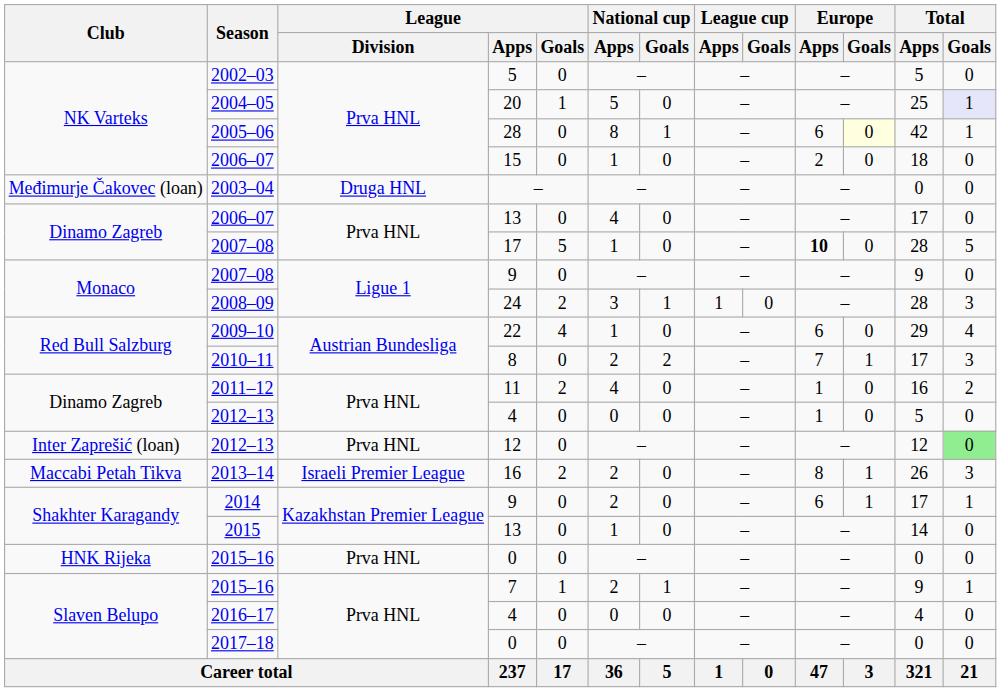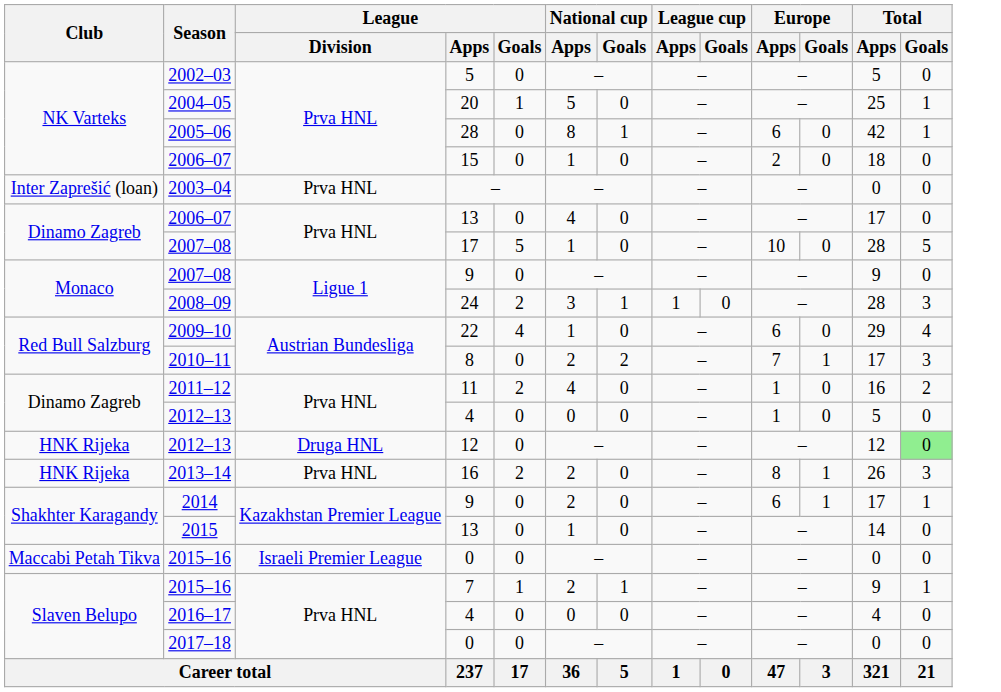(969, 103) lavender background -> (926, 103) no background
(869, 132) lightyellow background -> (826, 132) no background
(106, 189) Međimurje Čakovec (loan) -> (84, 189) Inter Zaprešić (loan)
(383, 189) Druga HNL -> (340, 189) Prva HNL
(819, 246) bold -> (776, 246) normal
(106, 445) Inter Zaprešić (loan) -> (84, 445) HNK Rijeka
(383, 445) Prva HNL -> (340, 445) Druga HNL
(106, 473) Maccabi Petah Tikva -> (84, 473) HNK Rijeka
(383, 473) Israeli Premier League -> (340, 473) Prva HNL
(106, 558) HNK Rijeka -> (84, 558) Maccabi Petah Tikva
(383, 558) Prva HNL -> (340, 558) Israeli Premier League
